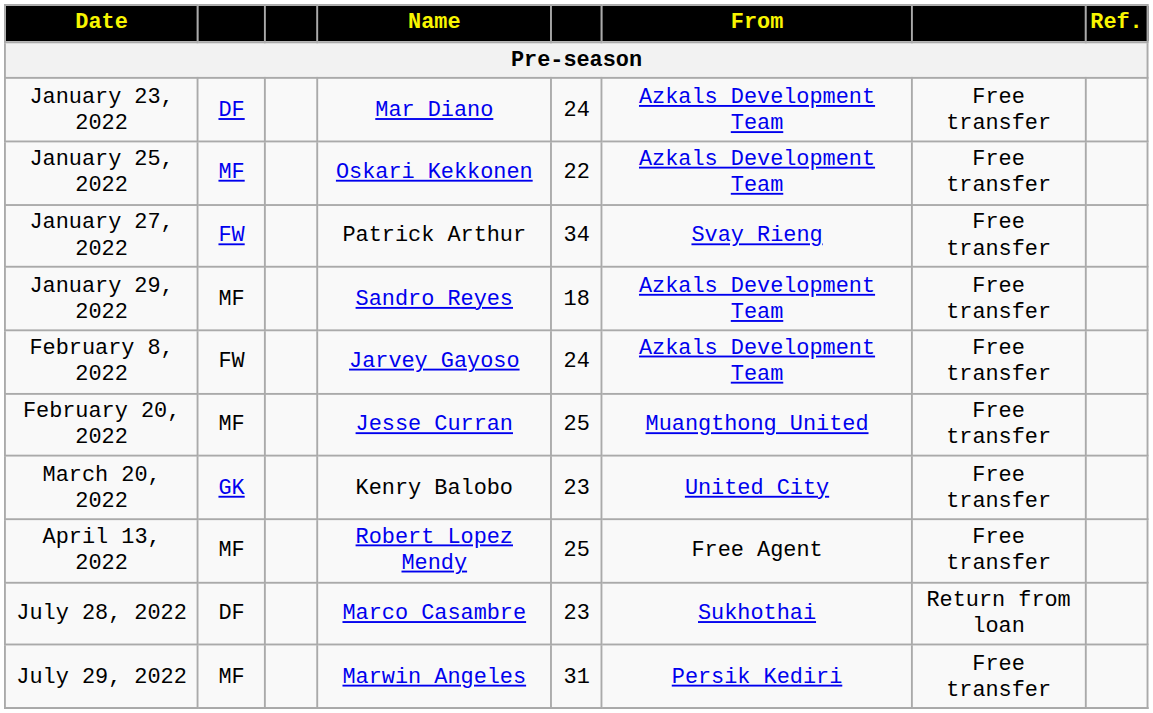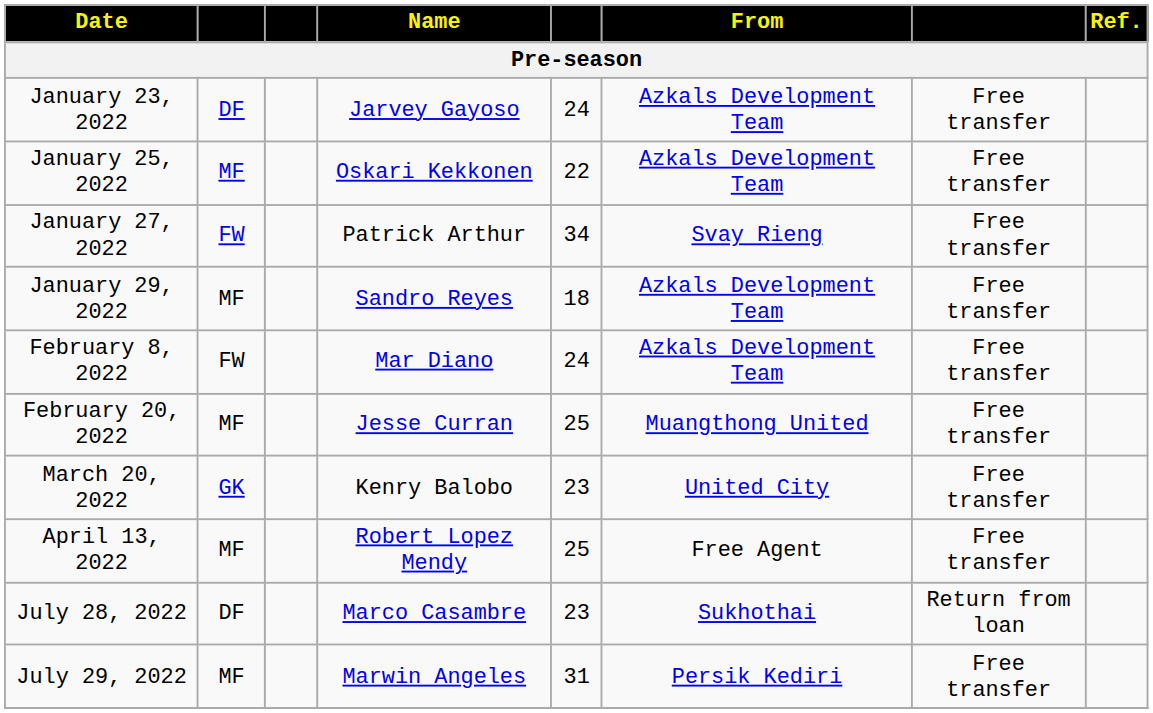(434, 110) Mar Diano -> (434, 110) Jarvey Gayoso
(434, 361) Jarvey Gayoso -> (434, 361) Mar Diano
